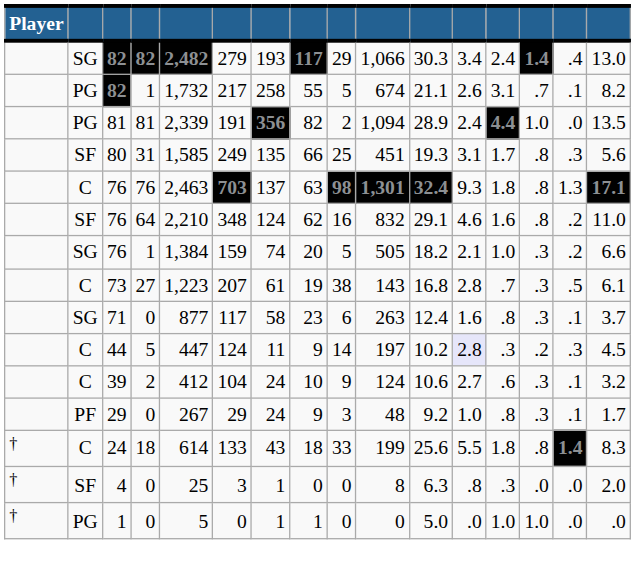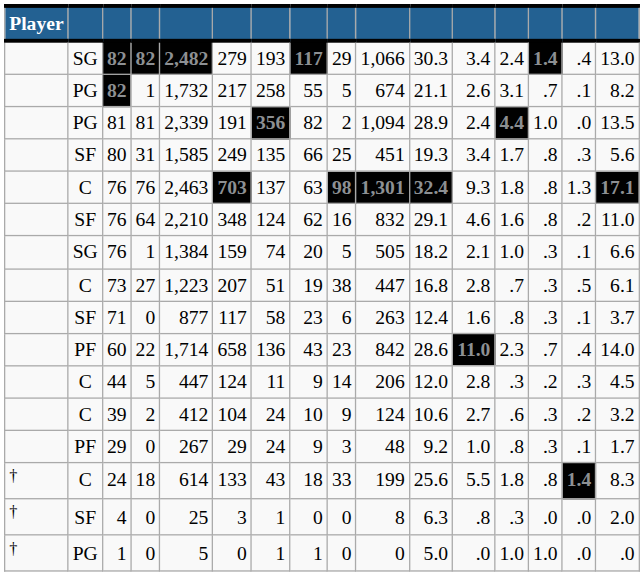(469, 155) 3.1 -> (478, 155) 3.4
(575, 252) .2 -> (584, 252) .1
(276, 284) 61 -> (276, 284) 51
(390, 284) 143 -> (390, 284) 447
(85, 316) SG -> (85, 316) SF
+ row: (117, 349)
(390, 349) 197 -> (390, 381) 206
(431, 349) 10.2 -> (431, 381) 12.0
(469, 349) lavender background -> (478, 381) no background
(575, 381) .1 -> (584, 413) .2
